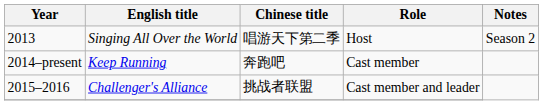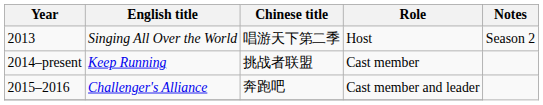(264, 62) 奔跑吧 -> (278, 62) 挑战者联盟
(278, 86) 挑战者联盟 -> (264, 86) 奔跑吧
